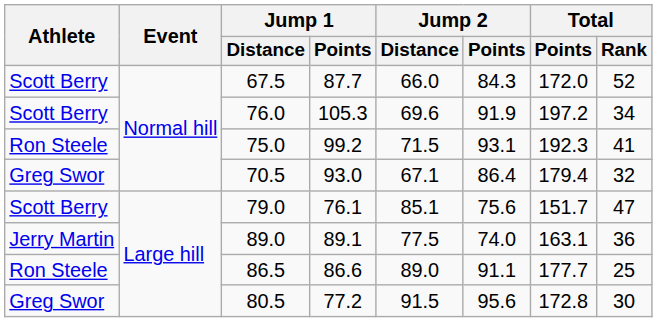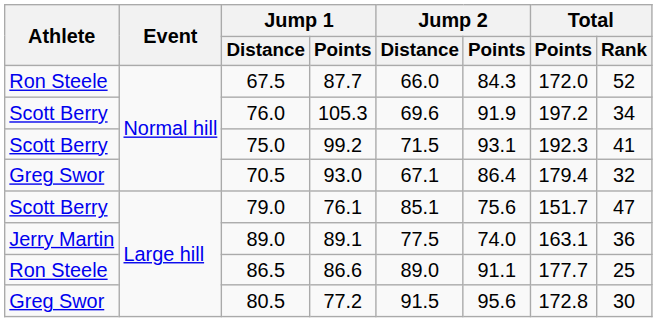(58, 82) Scott Berry -> (58, 82) Ron Steele
(58, 145) Ron Steele -> (58, 145) Scott Berry
